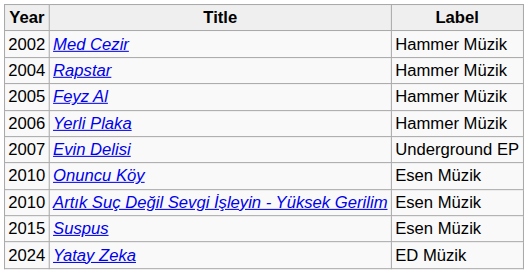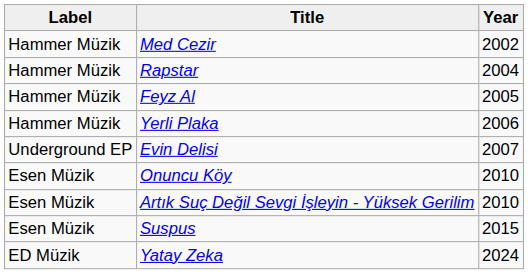columns swapped: (27, 17) <-> (457, 17)
